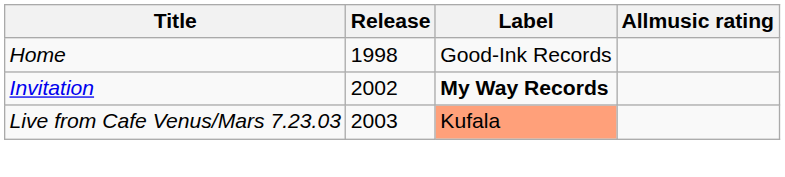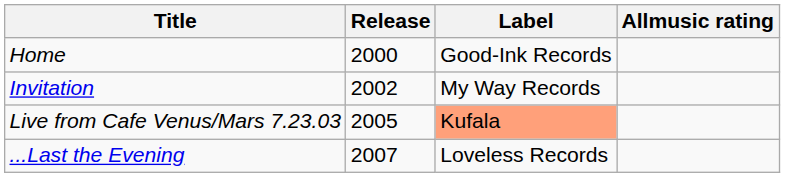(374, 54) 1998 -> (374, 54) 2000
(524, 88) bold -> (520, 88) normal
(374, 121) 2003 -> (374, 121) 2005
+ row: (97, 155)
